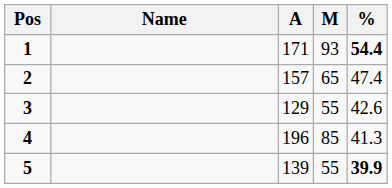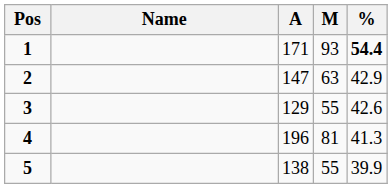(295, 79) 157 -> (295, 79) 147
(330, 79) 65 -> (330, 79) 63
(367, 79) 47.4 -> (367, 79) 42.9
(330, 138) 85 -> (330, 138) 81
(295, 168) 139 -> (295, 168) 138
(367, 168) bold -> (367, 168) normal
